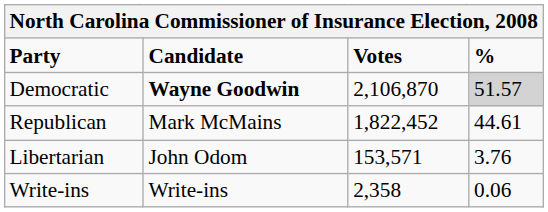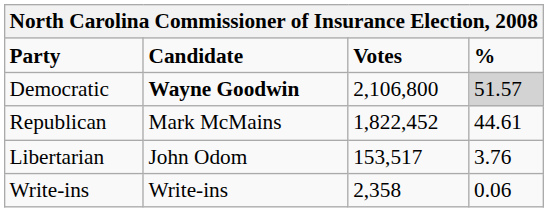(396, 88) 2,106,870 -> (396, 88) 2,106,800
(388, 156) 153,571 -> (388, 156) 153,517
